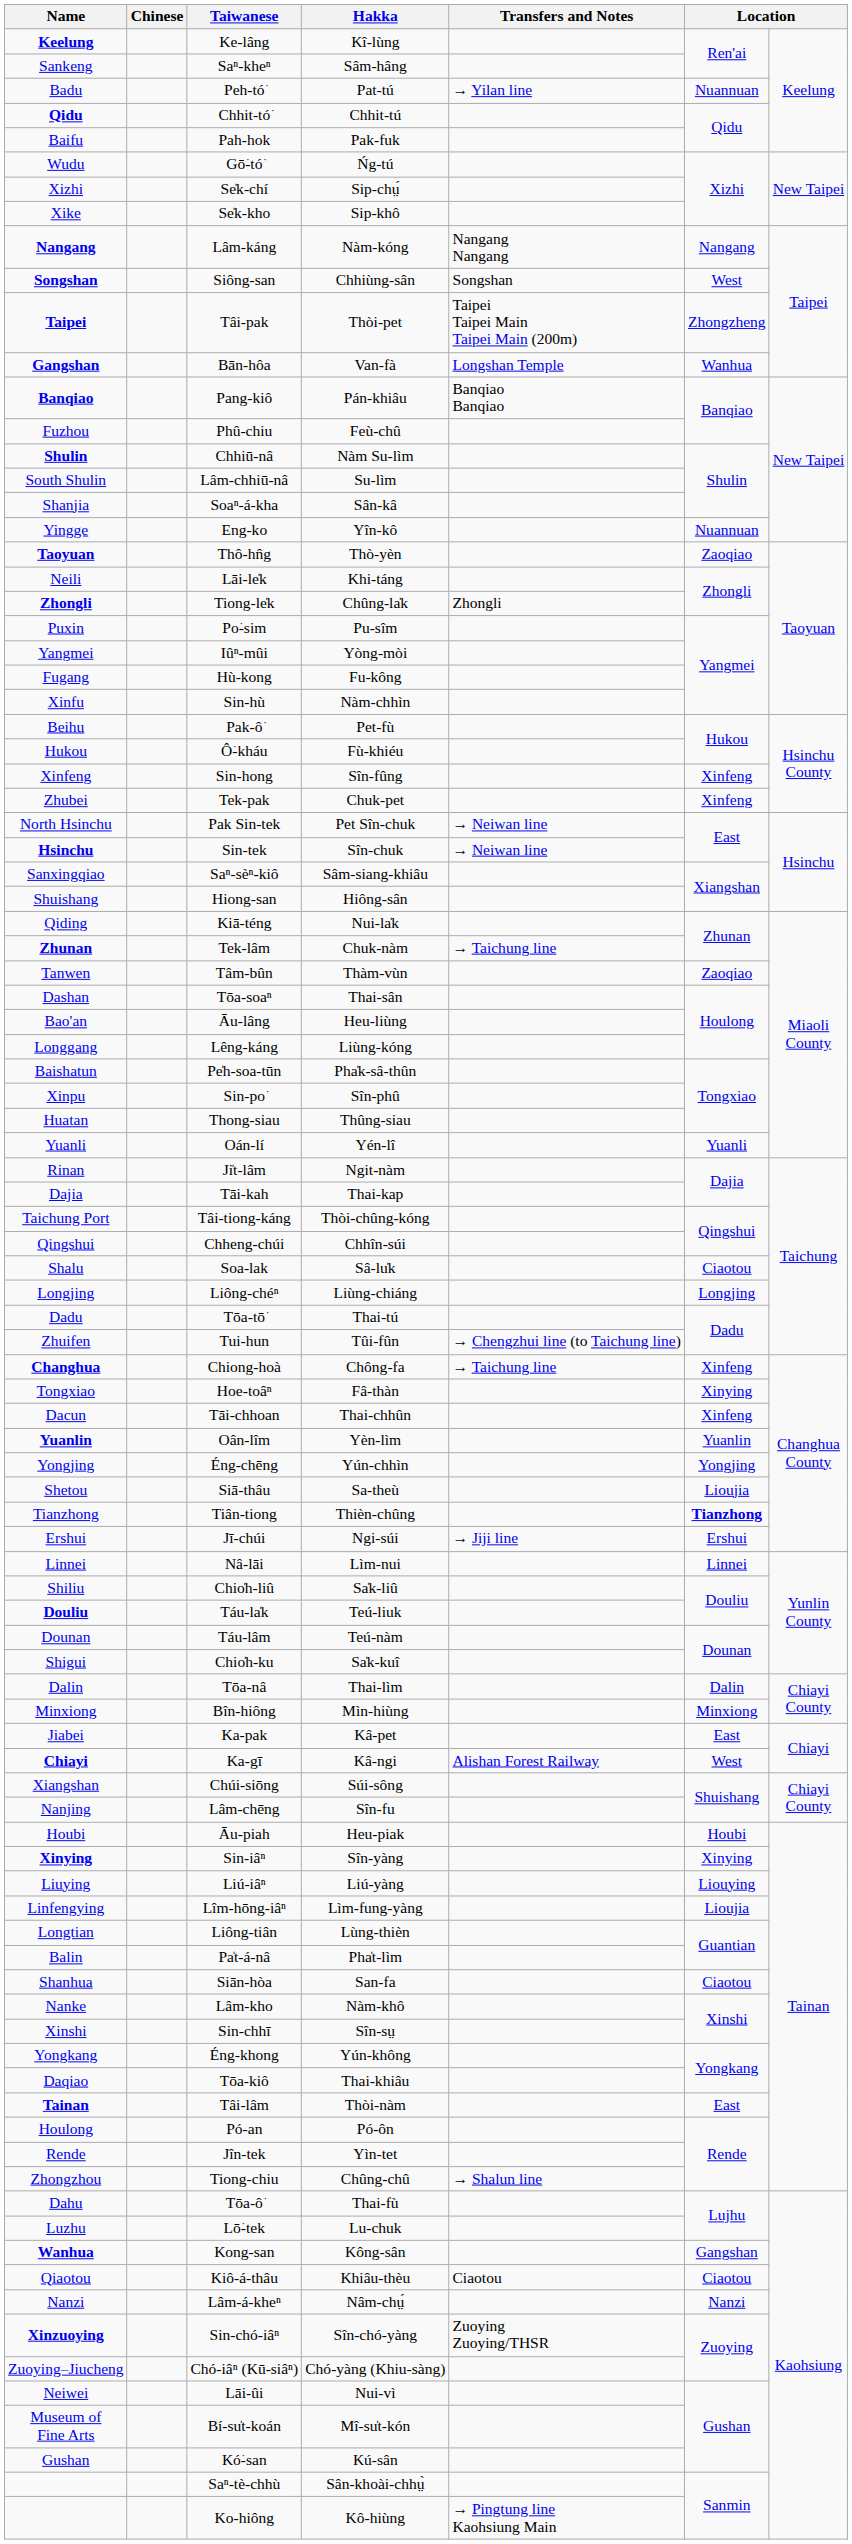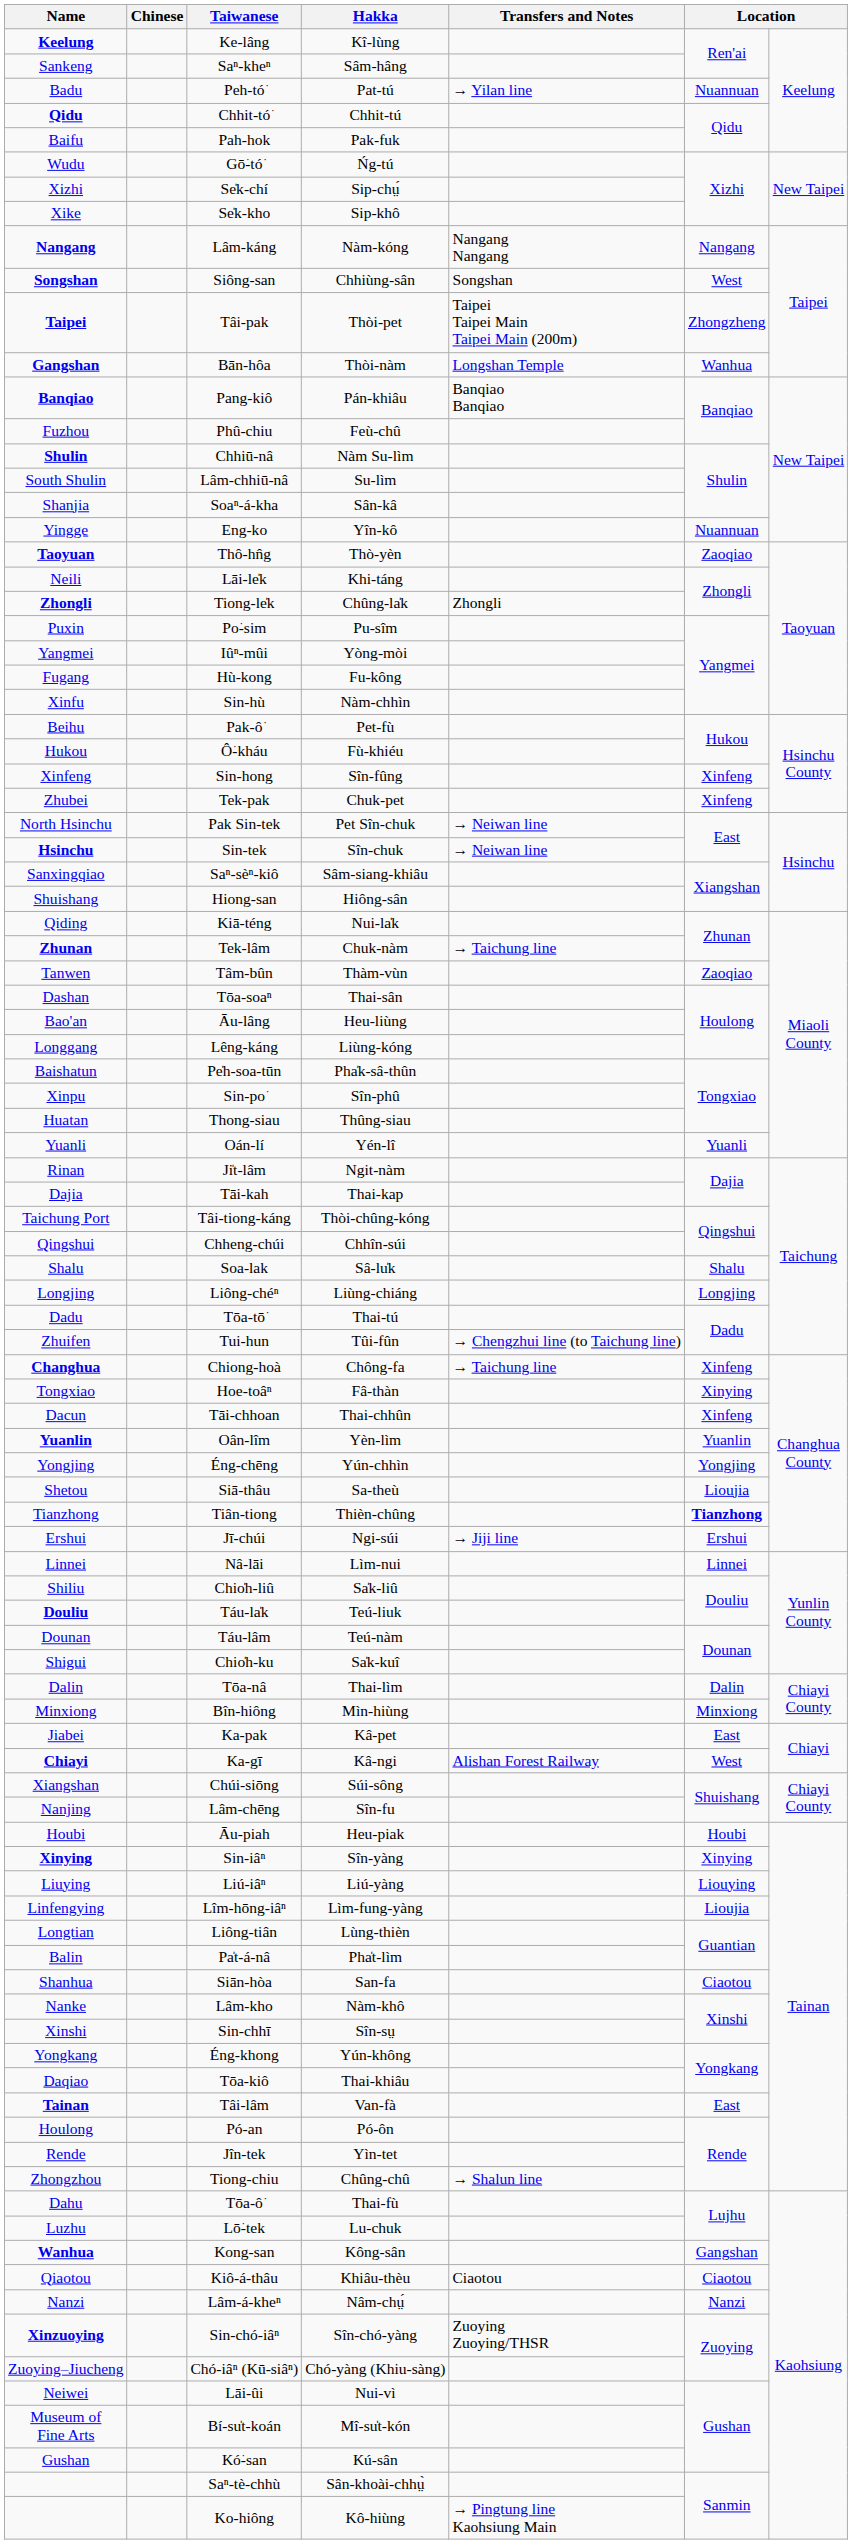(375, 364) Van-fà -> (375, 364) Thòi-nàm
(727, 1268) Ciaotou -> (727, 1268) Shalu
(375, 2104) Thòi-nàm -> (375, 2104) Van-fà
